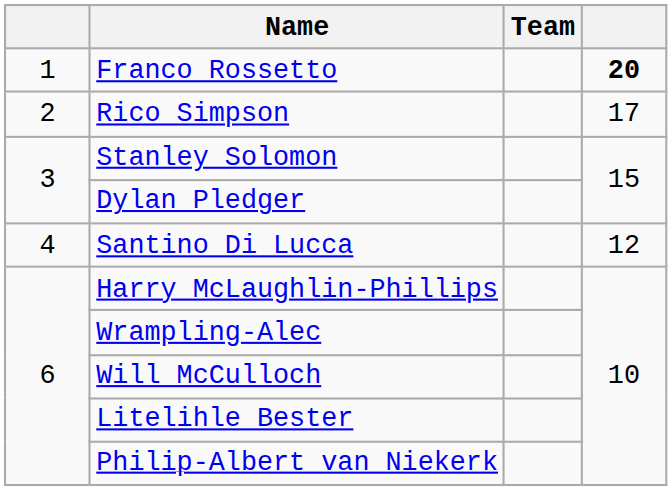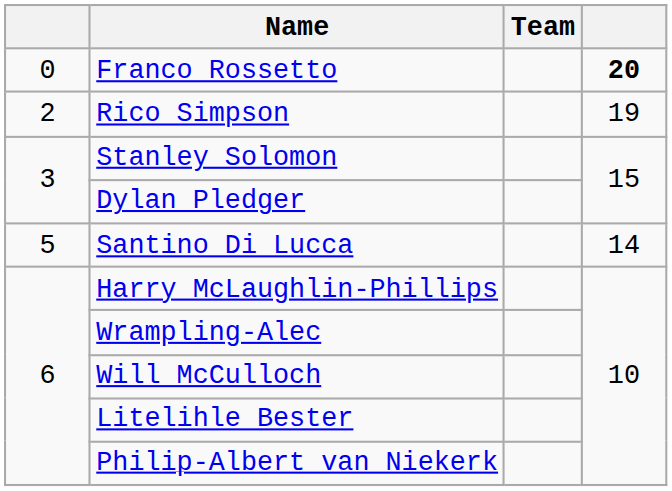(47, 70) 1 -> (47, 70) 0
(624, 114) 17 -> (624, 114) 19
(47, 245) 4 -> (47, 245) 5
(624, 245) 12 -> (624, 245) 14
